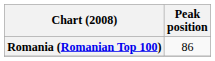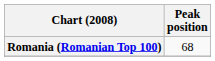(187, 46) 86 -> (187, 46) 68
